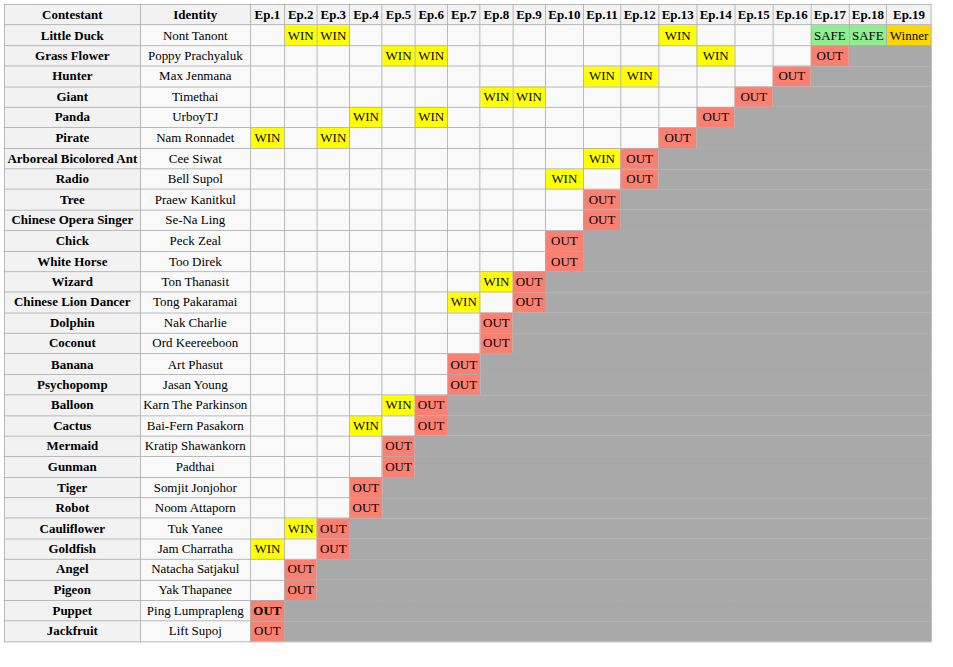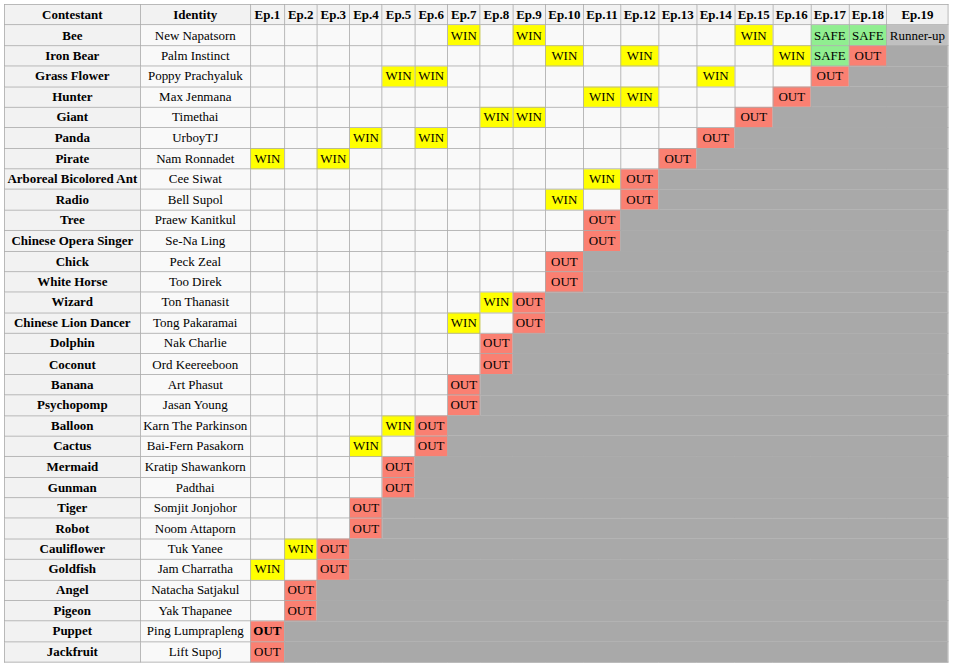- row: (72, 35)
+ row: (72, 35)
+ row: (72, 55)
